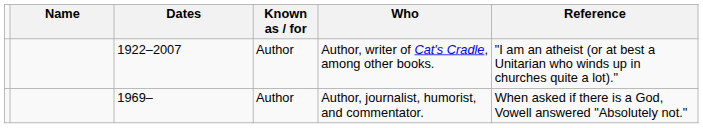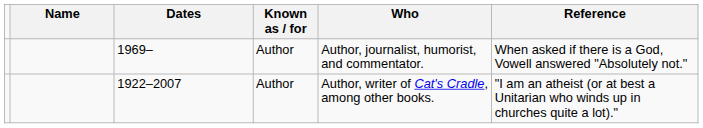rows swapped: (149, 49) <-> (135, 98)
